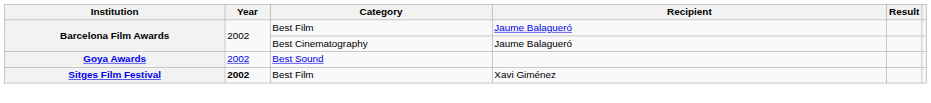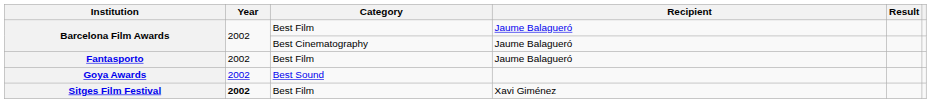+ row: (115, 59)
